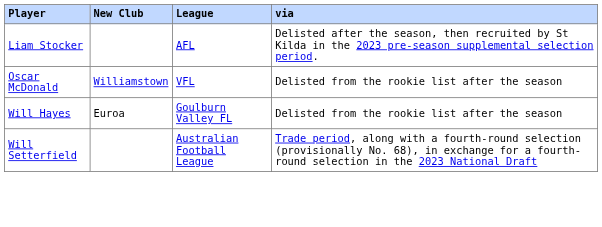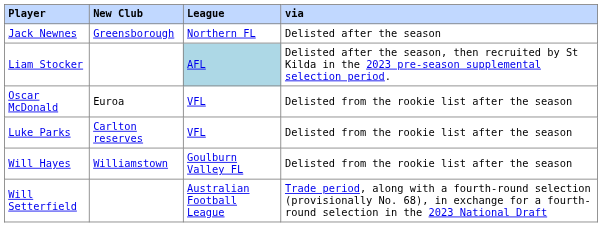+ row: (43, 33)
(185, 45) no background -> (196, 64) lightblue background
(131, 82) Williamstown -> (109, 101) Euroa
+ row: (39, 133)
(109, 113) Euroa -> (131, 164) Williamstown
